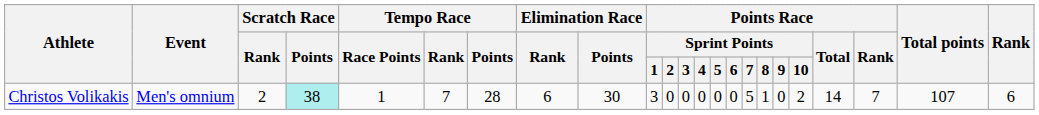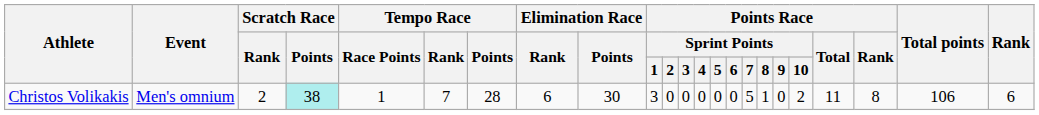(833, 96) 14 -> (833, 96) 11
(876, 96) 7 -> (876, 96) 8
(943, 96) 107 -> (943, 96) 106
